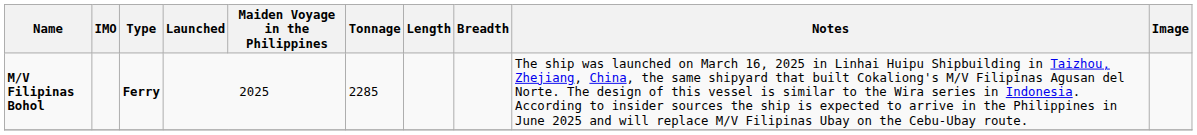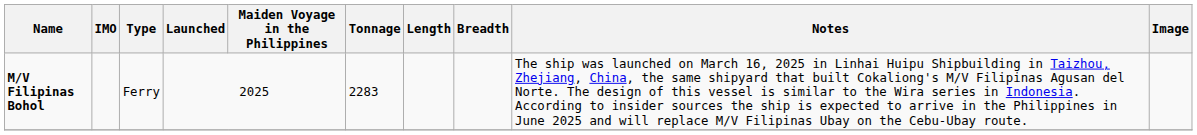(141, 92) bold -> (141, 92) normal
(364, 92) 2285 -> (364, 92) 2283
